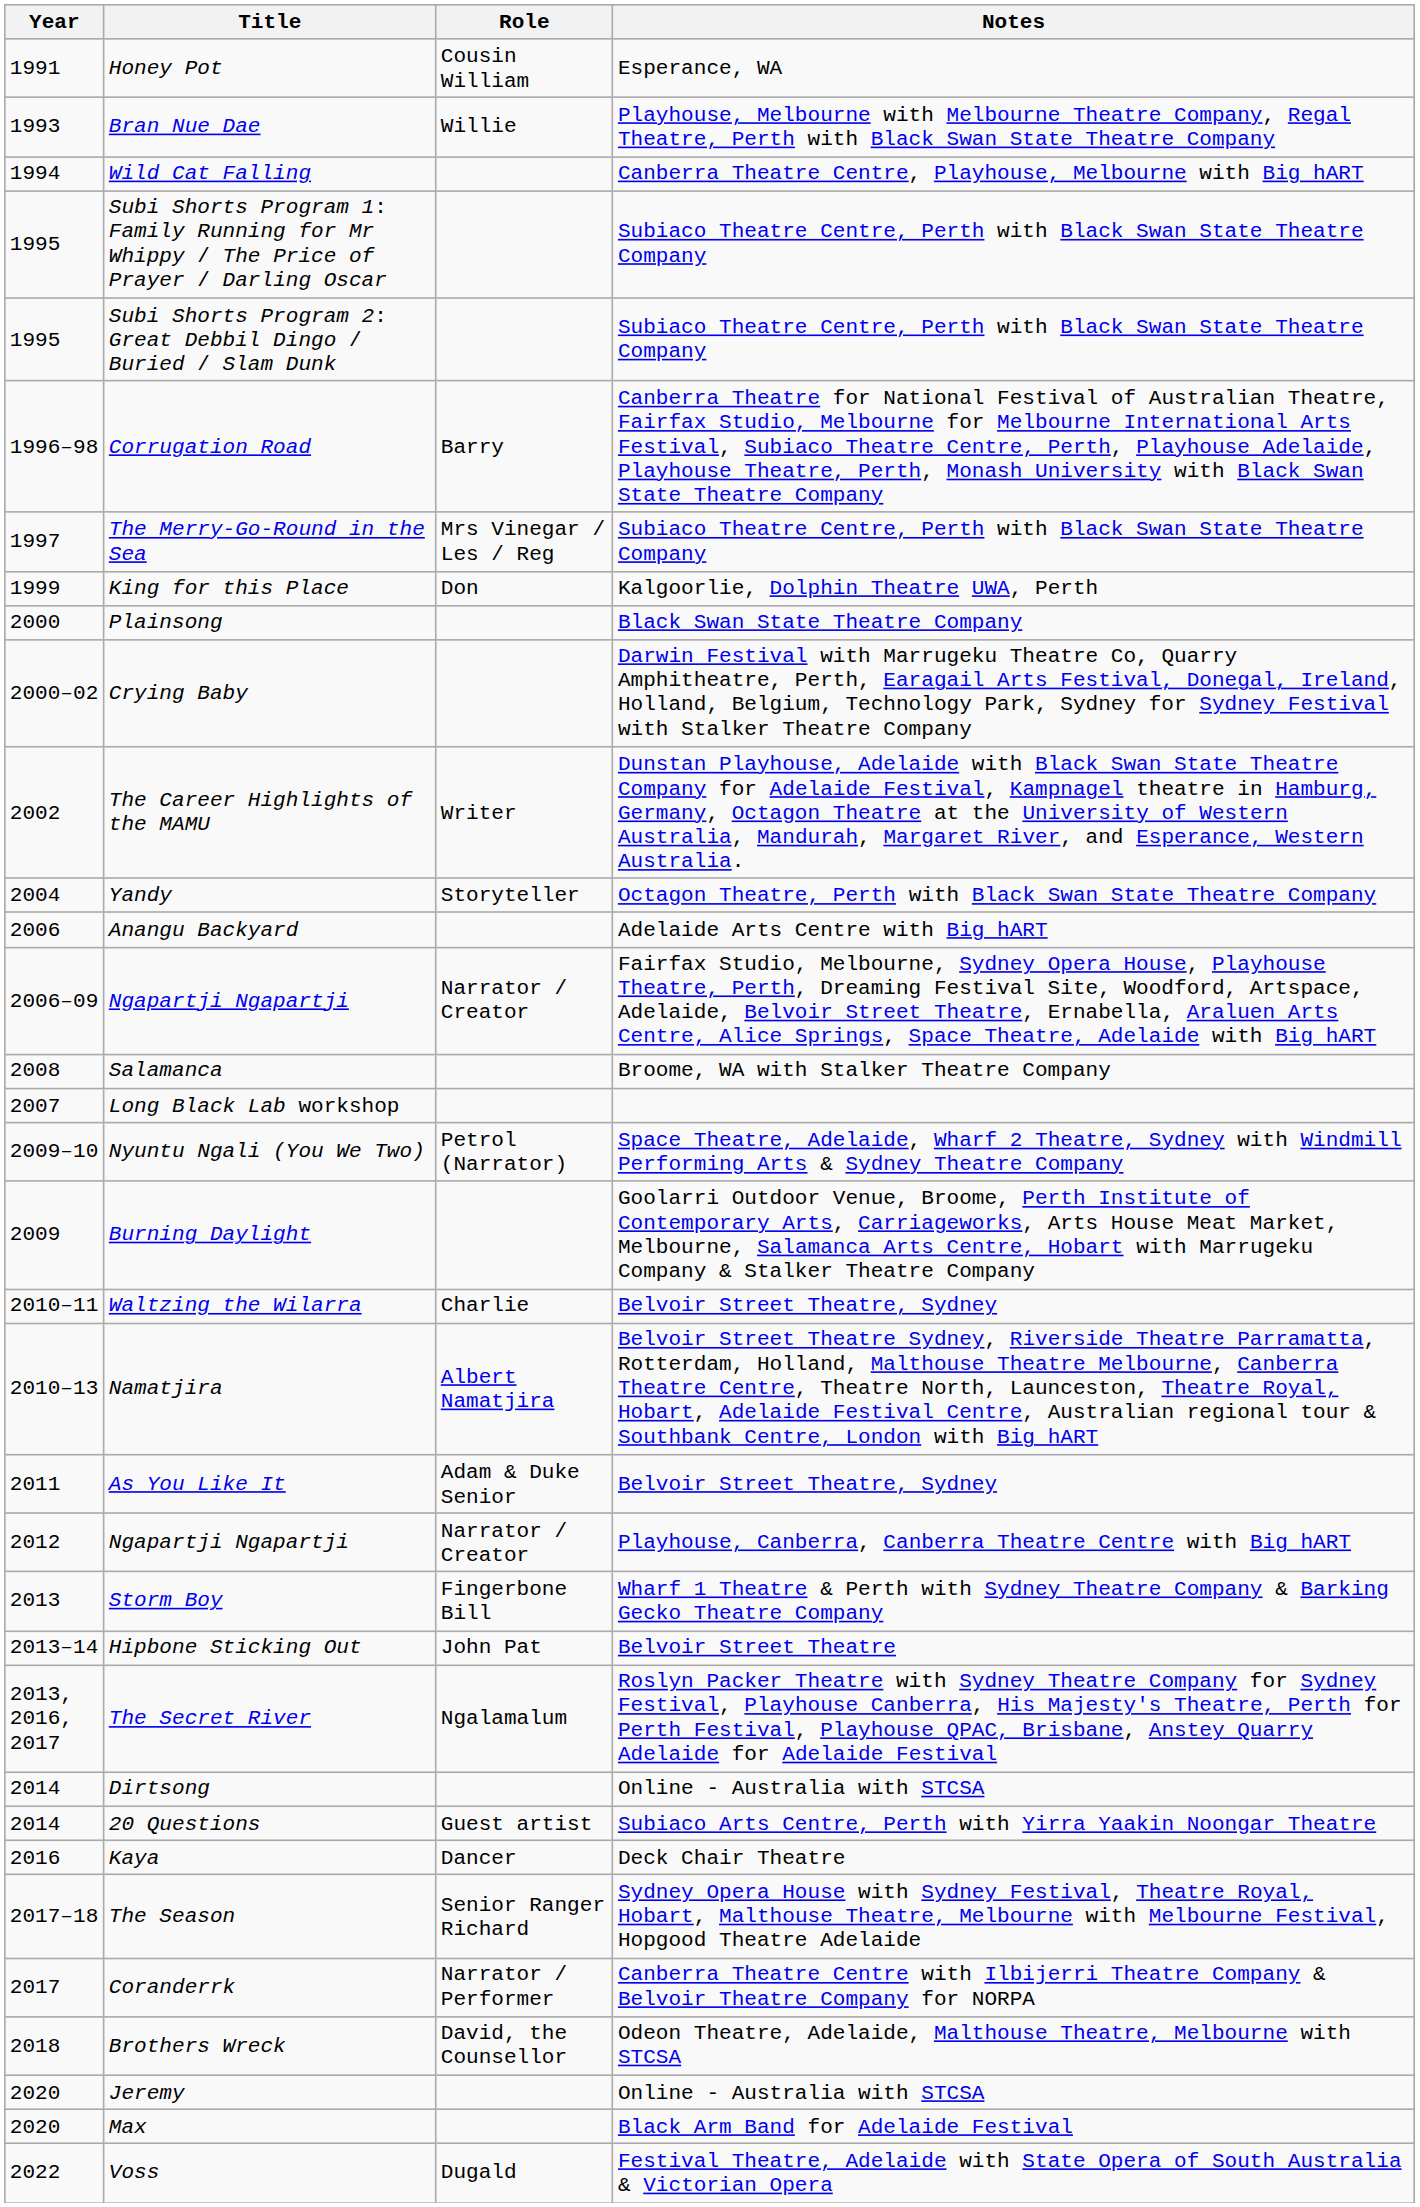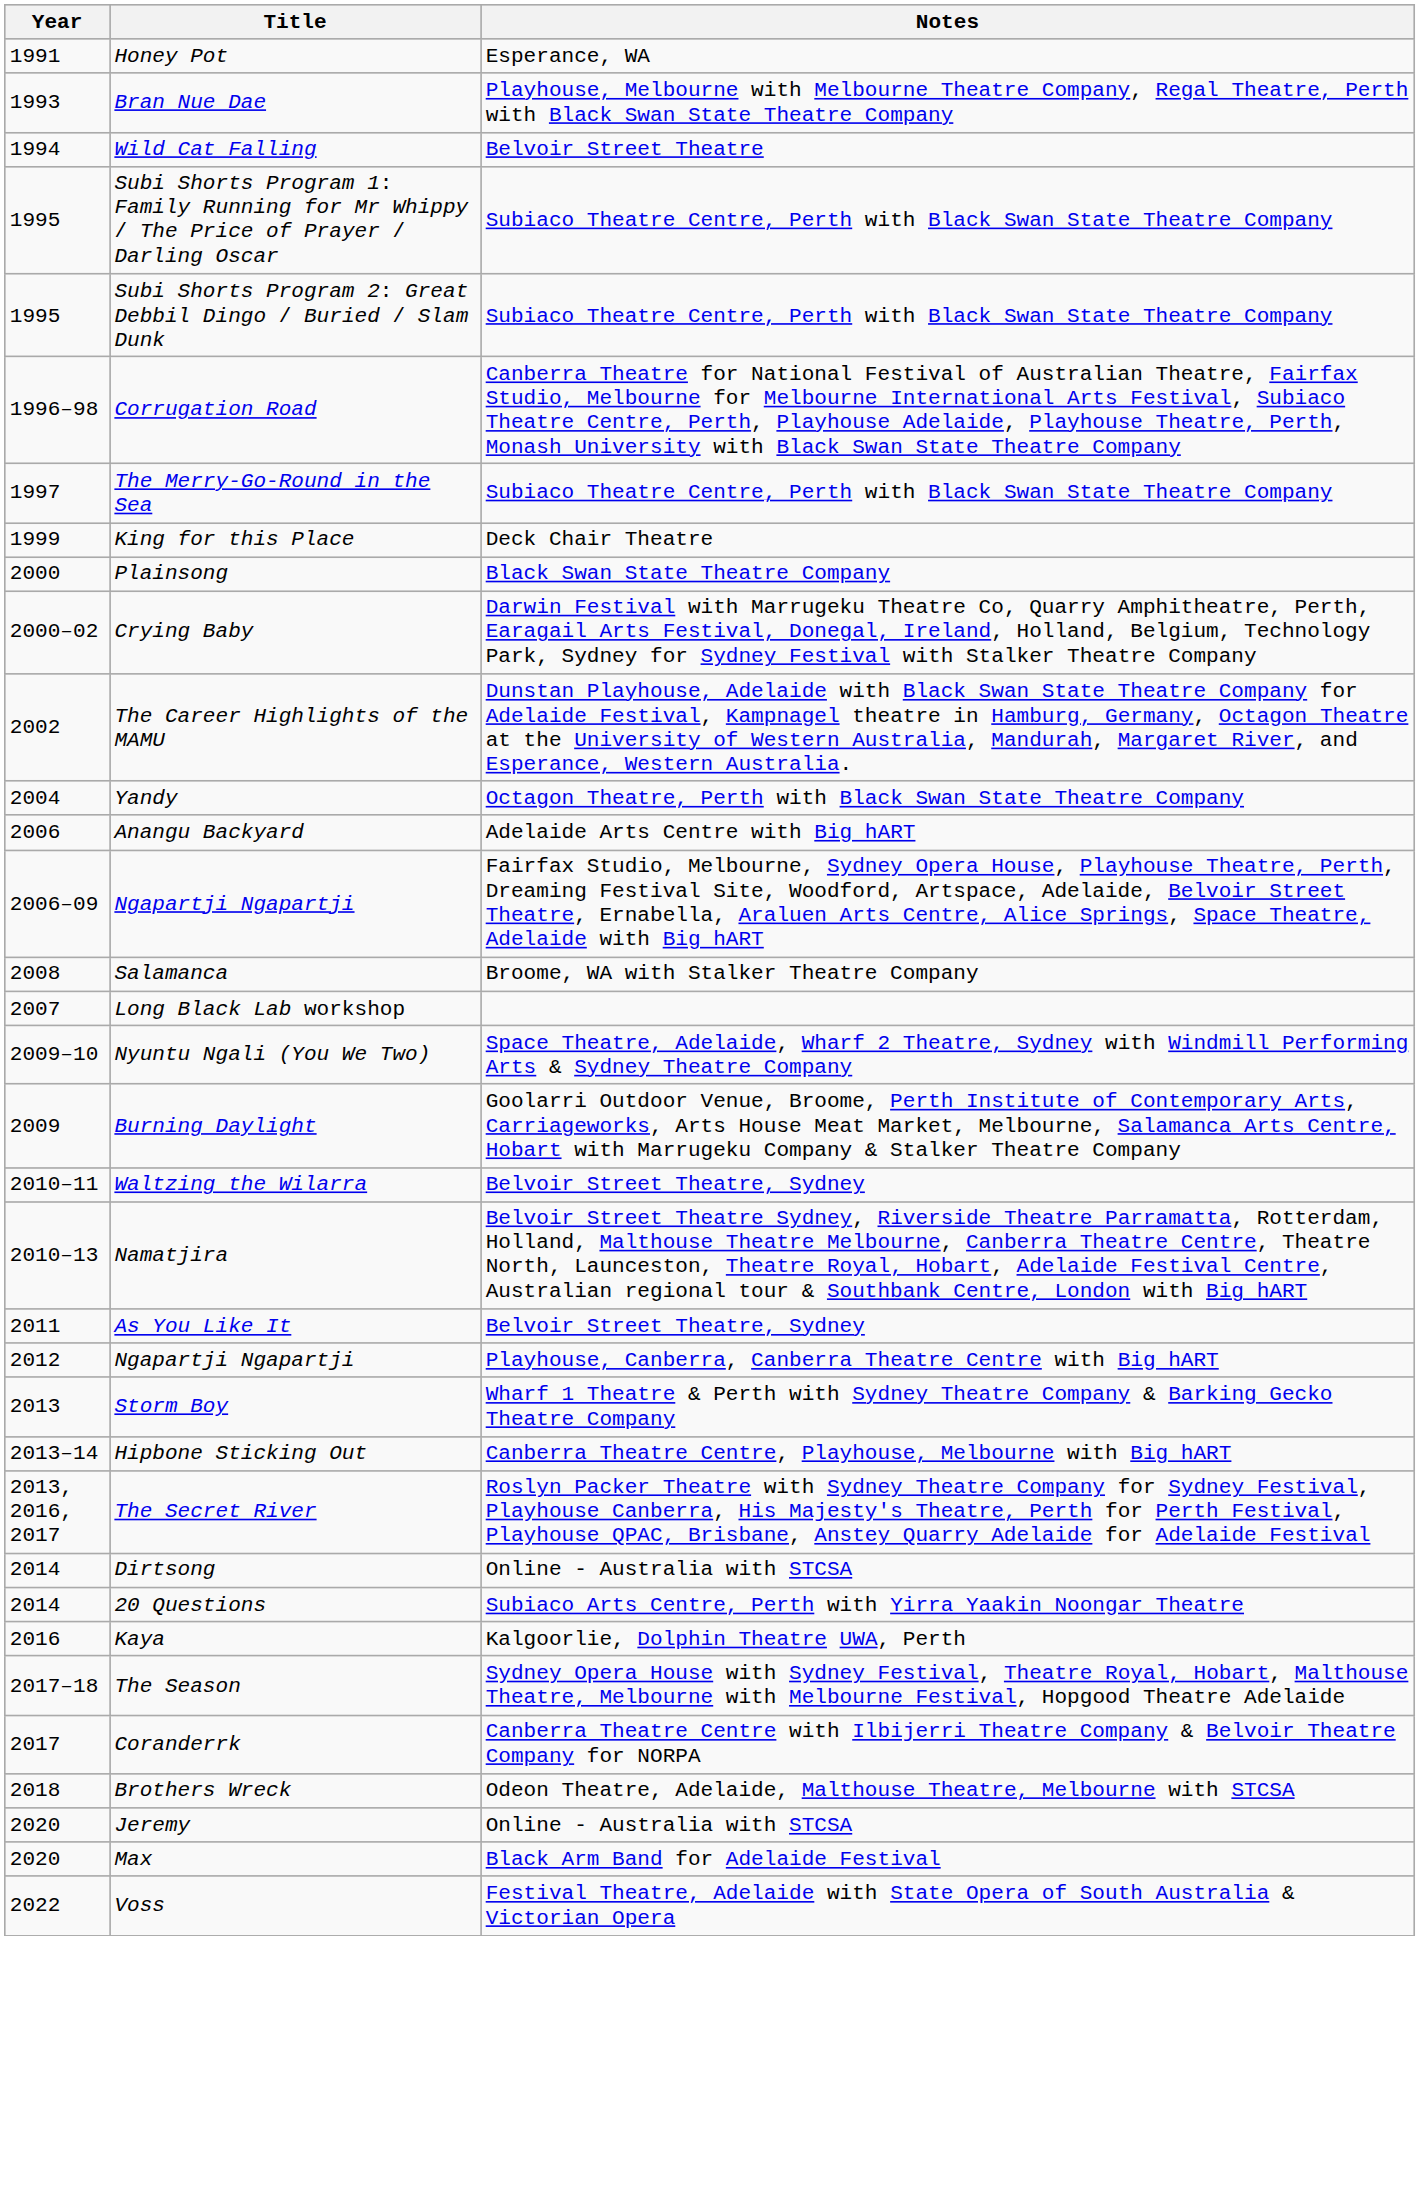- column: (524, 22)
(991, 174) Canberra Theatre Centre, Playhouse, Melbourne with Big hART -> (625, 149) Belvoir Street Theatre
(858, 588) Kalgoorlie, Dolphin Theatre UWA, Perth -> (599, 540) Deck Chair Theatre
(757, 1648) Belvoir Street Theatre -> (859, 1453) Canberra Theatre Centre, Playhouse, Melbourne with Big hART
(732, 1858) Deck Chair Theatre -> (726, 1639) Kalgoorlie, Dolphin Theatre UWA, Perth
